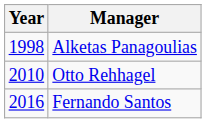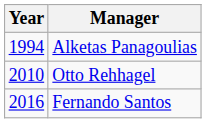(26, 46) 1998 -> (26, 46) 1994
